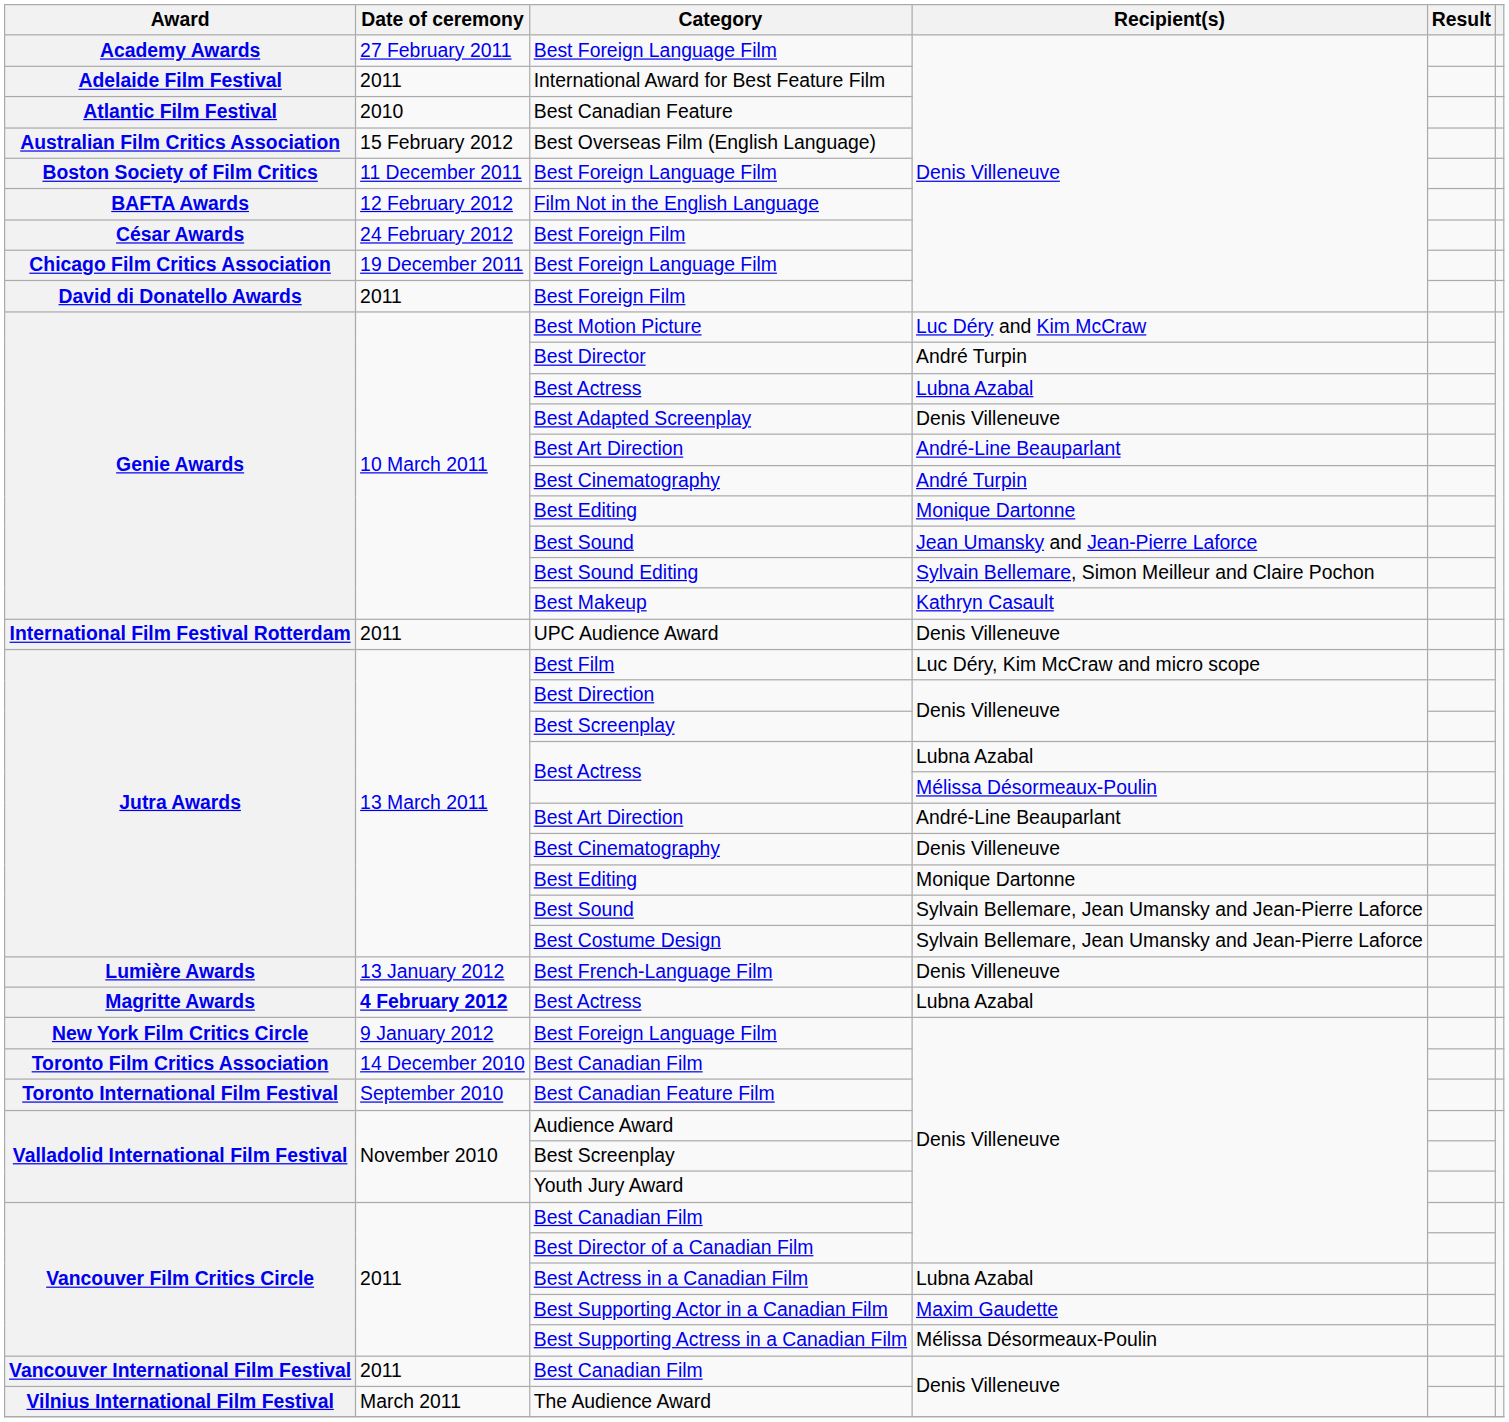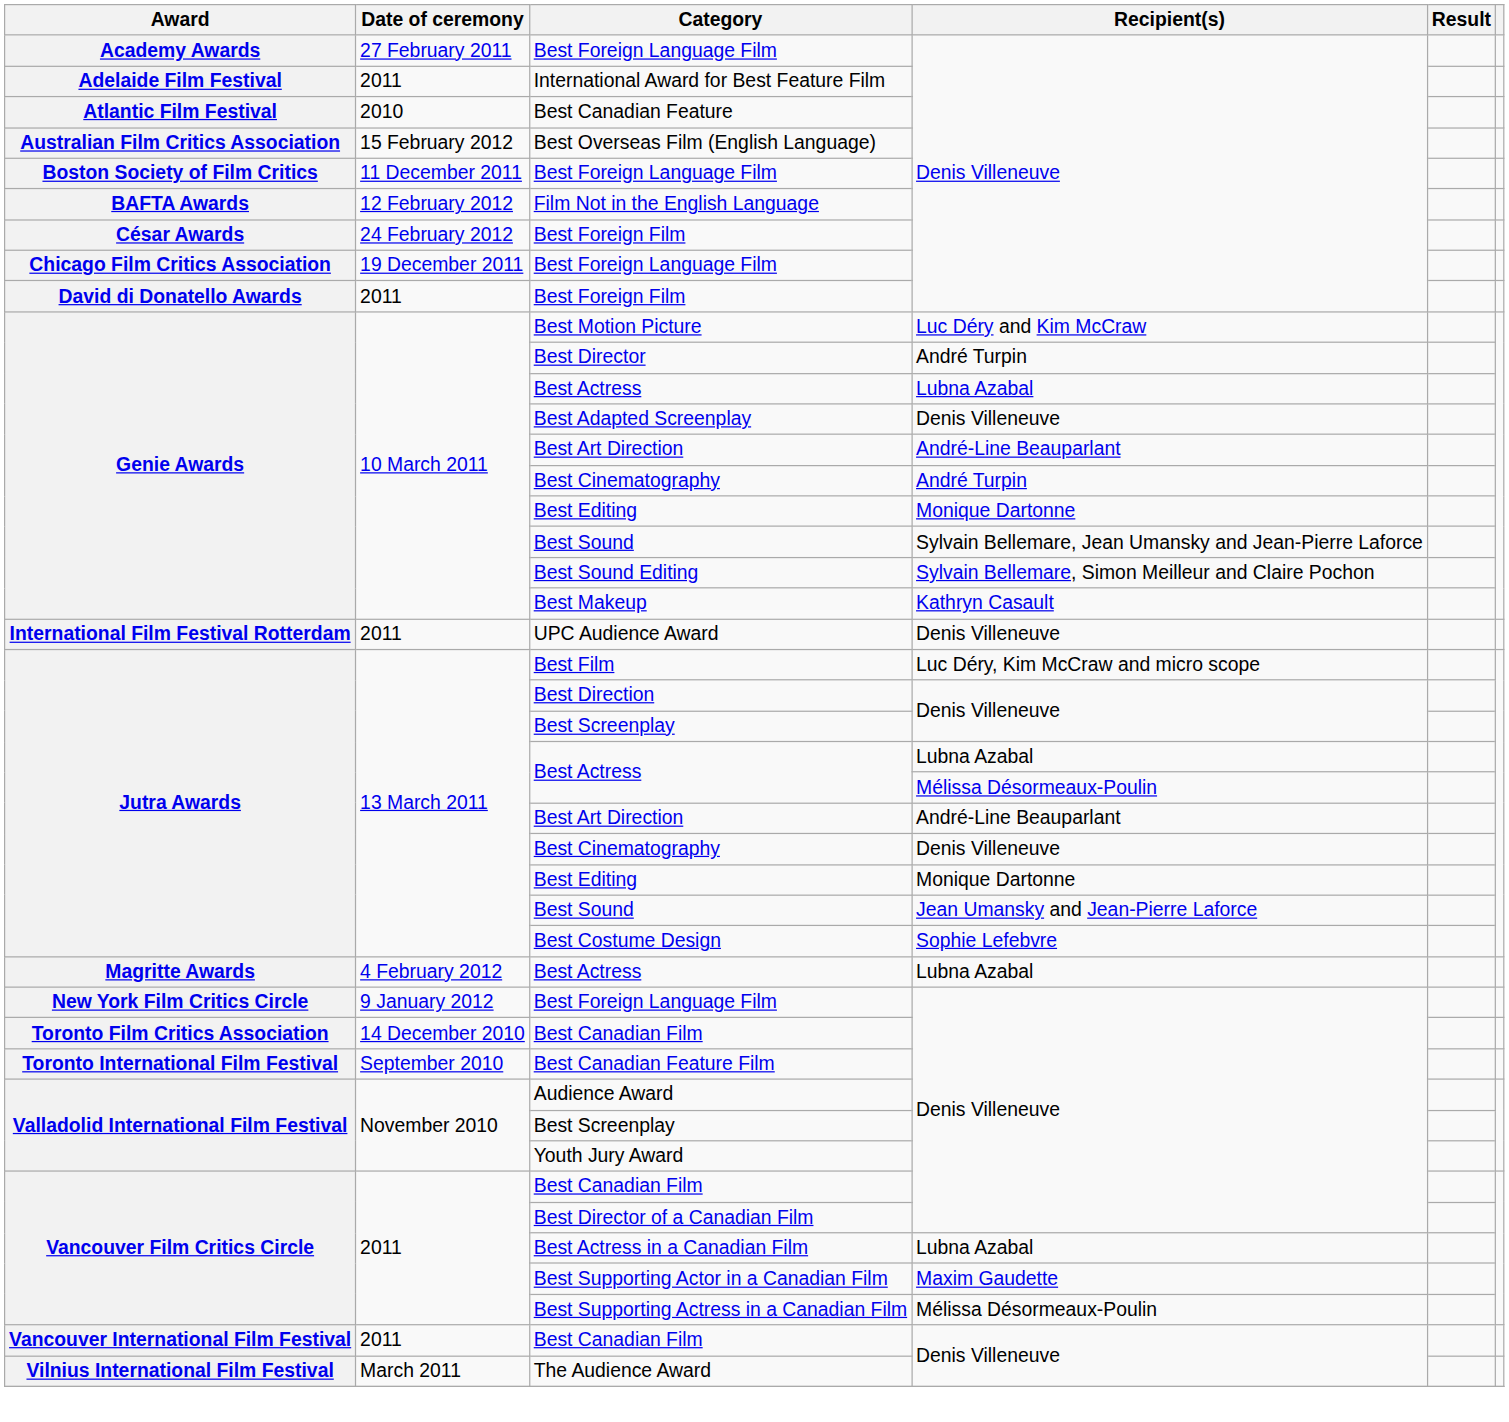(1087, 541) Jean Umansky and Jean-Pierre Laforce -> (1169, 541) Sylvain Bellemare, Jean Umansky and Jean-Pierre Laforce
(1169, 910) Sylvain Bellemare, Jean Umansky and Jean-Pierre Laforce -> (1087, 910) Jean Umansky and Jean-Pierre Laforce
(1169, 940) Sylvain Bellemare, Jean Umansky and Jean-Pierre Laforce -> (987, 940) Sophie Lefebvre
- row: (180, 971)
(434, 1002) bold -> (431, 971) normal
